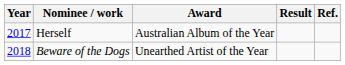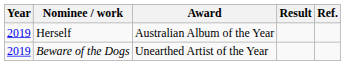(19, 32) 2017 -> (19, 32) 2019
(19, 51) 2018 -> (19, 51) 2019
